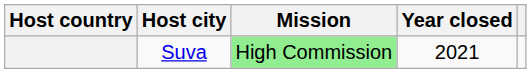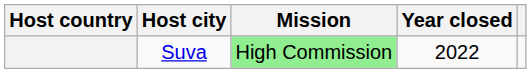(457, 52) 2021 -> (457, 52) 2022
